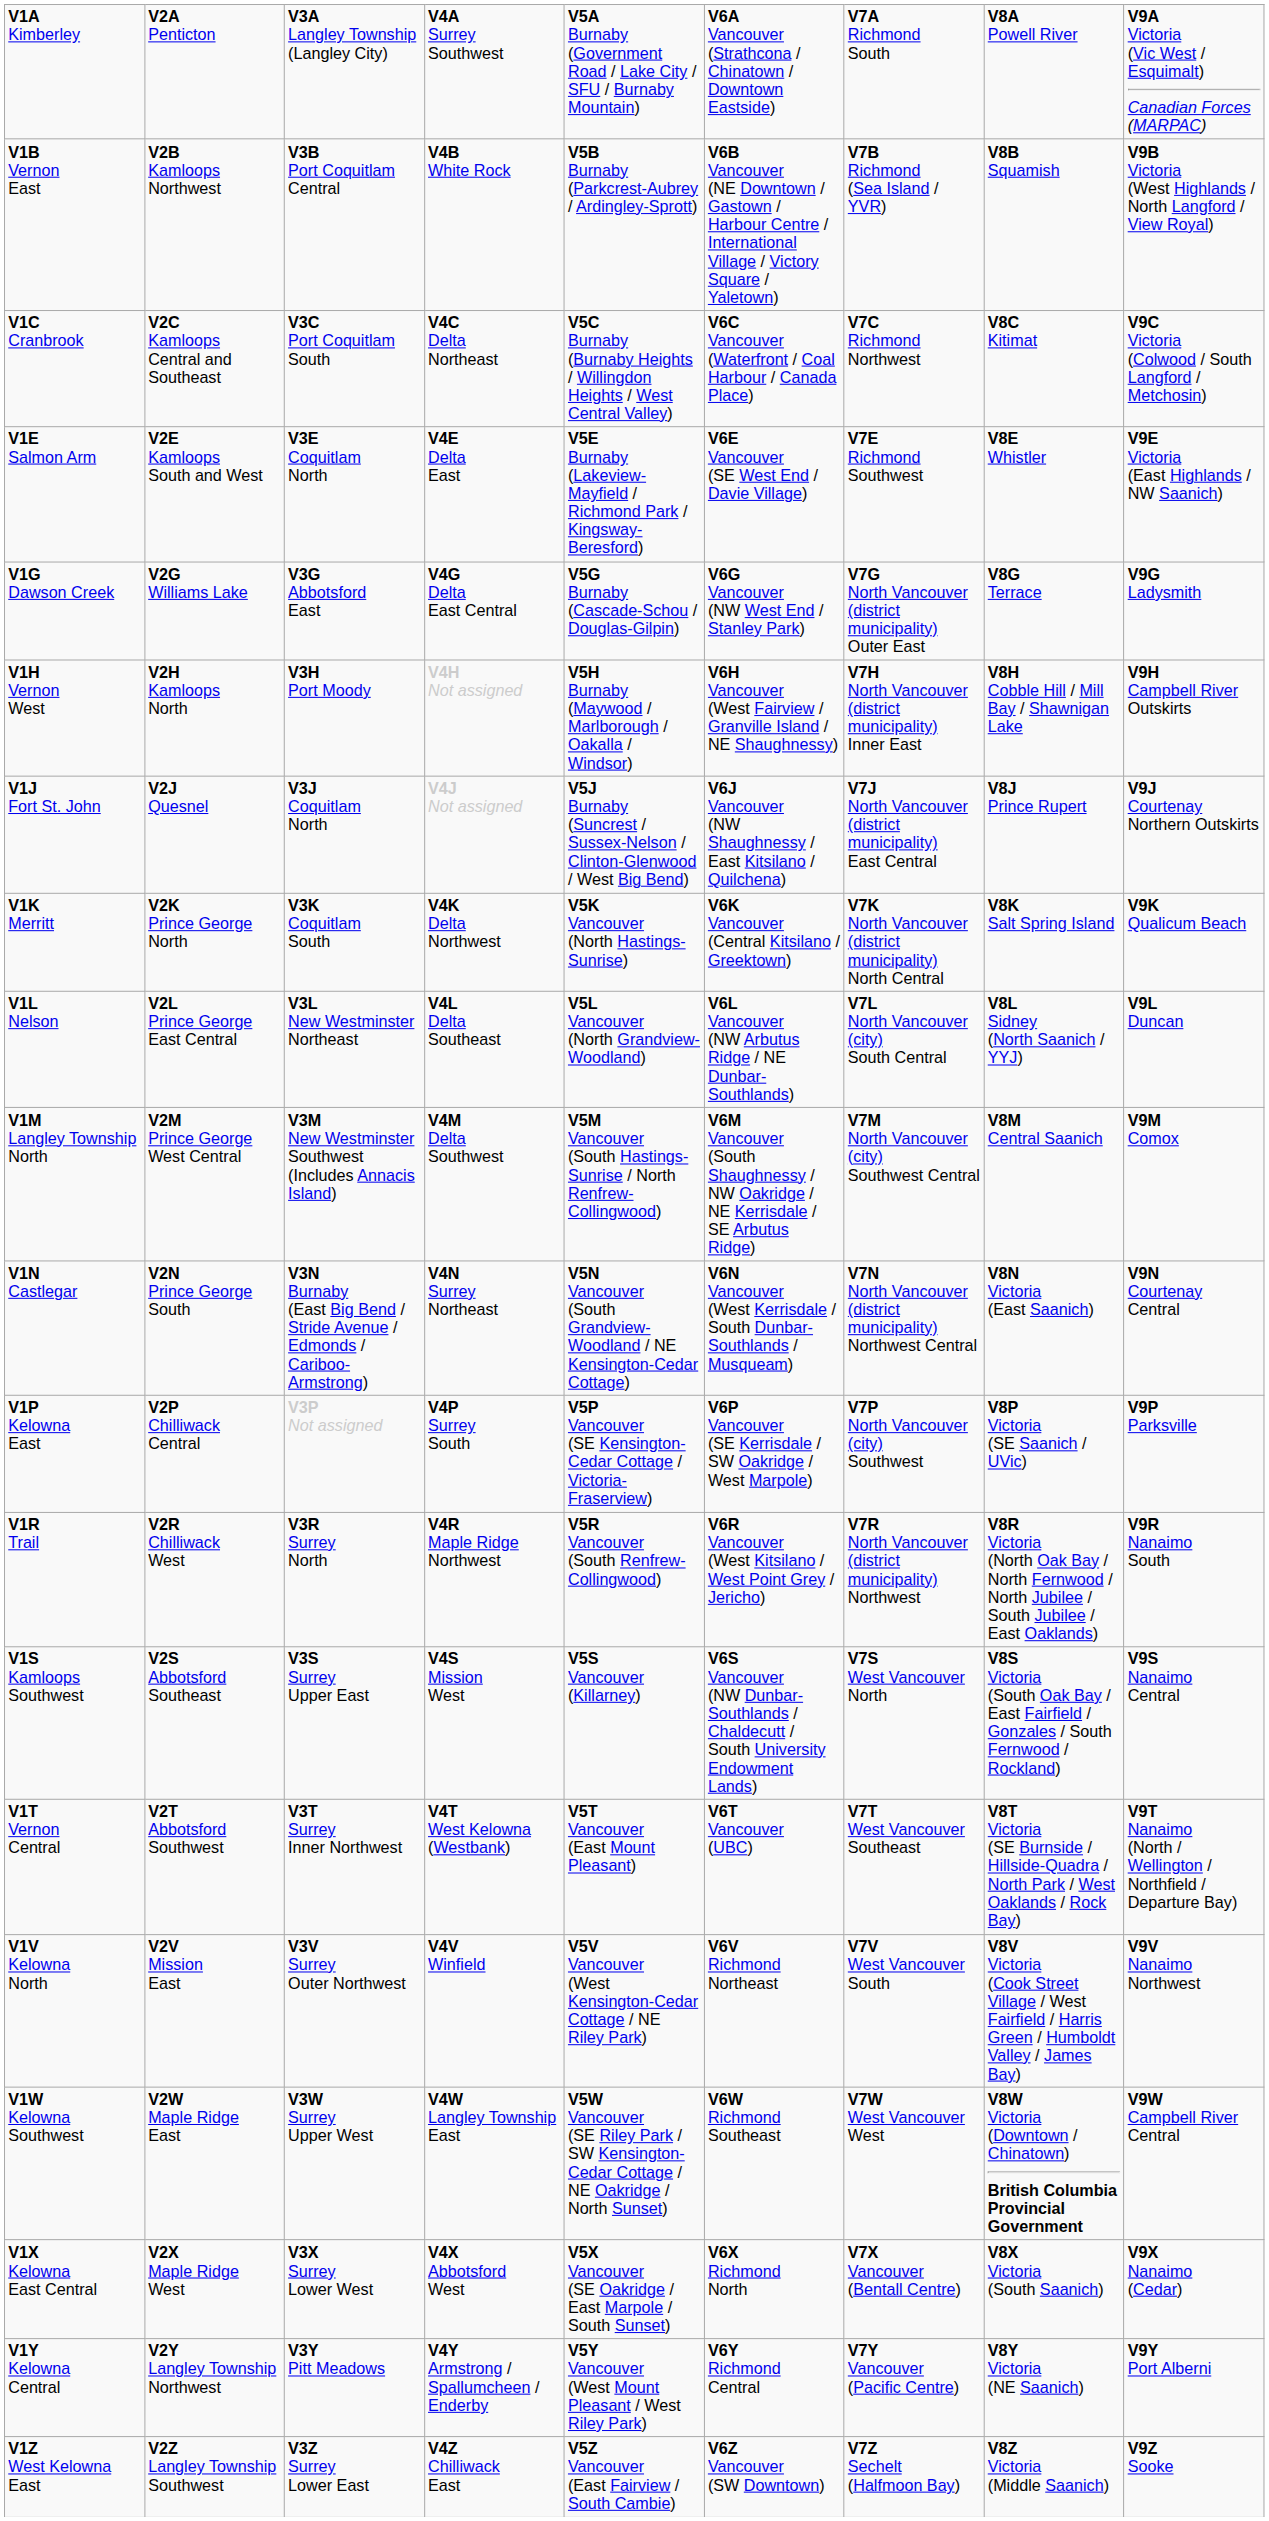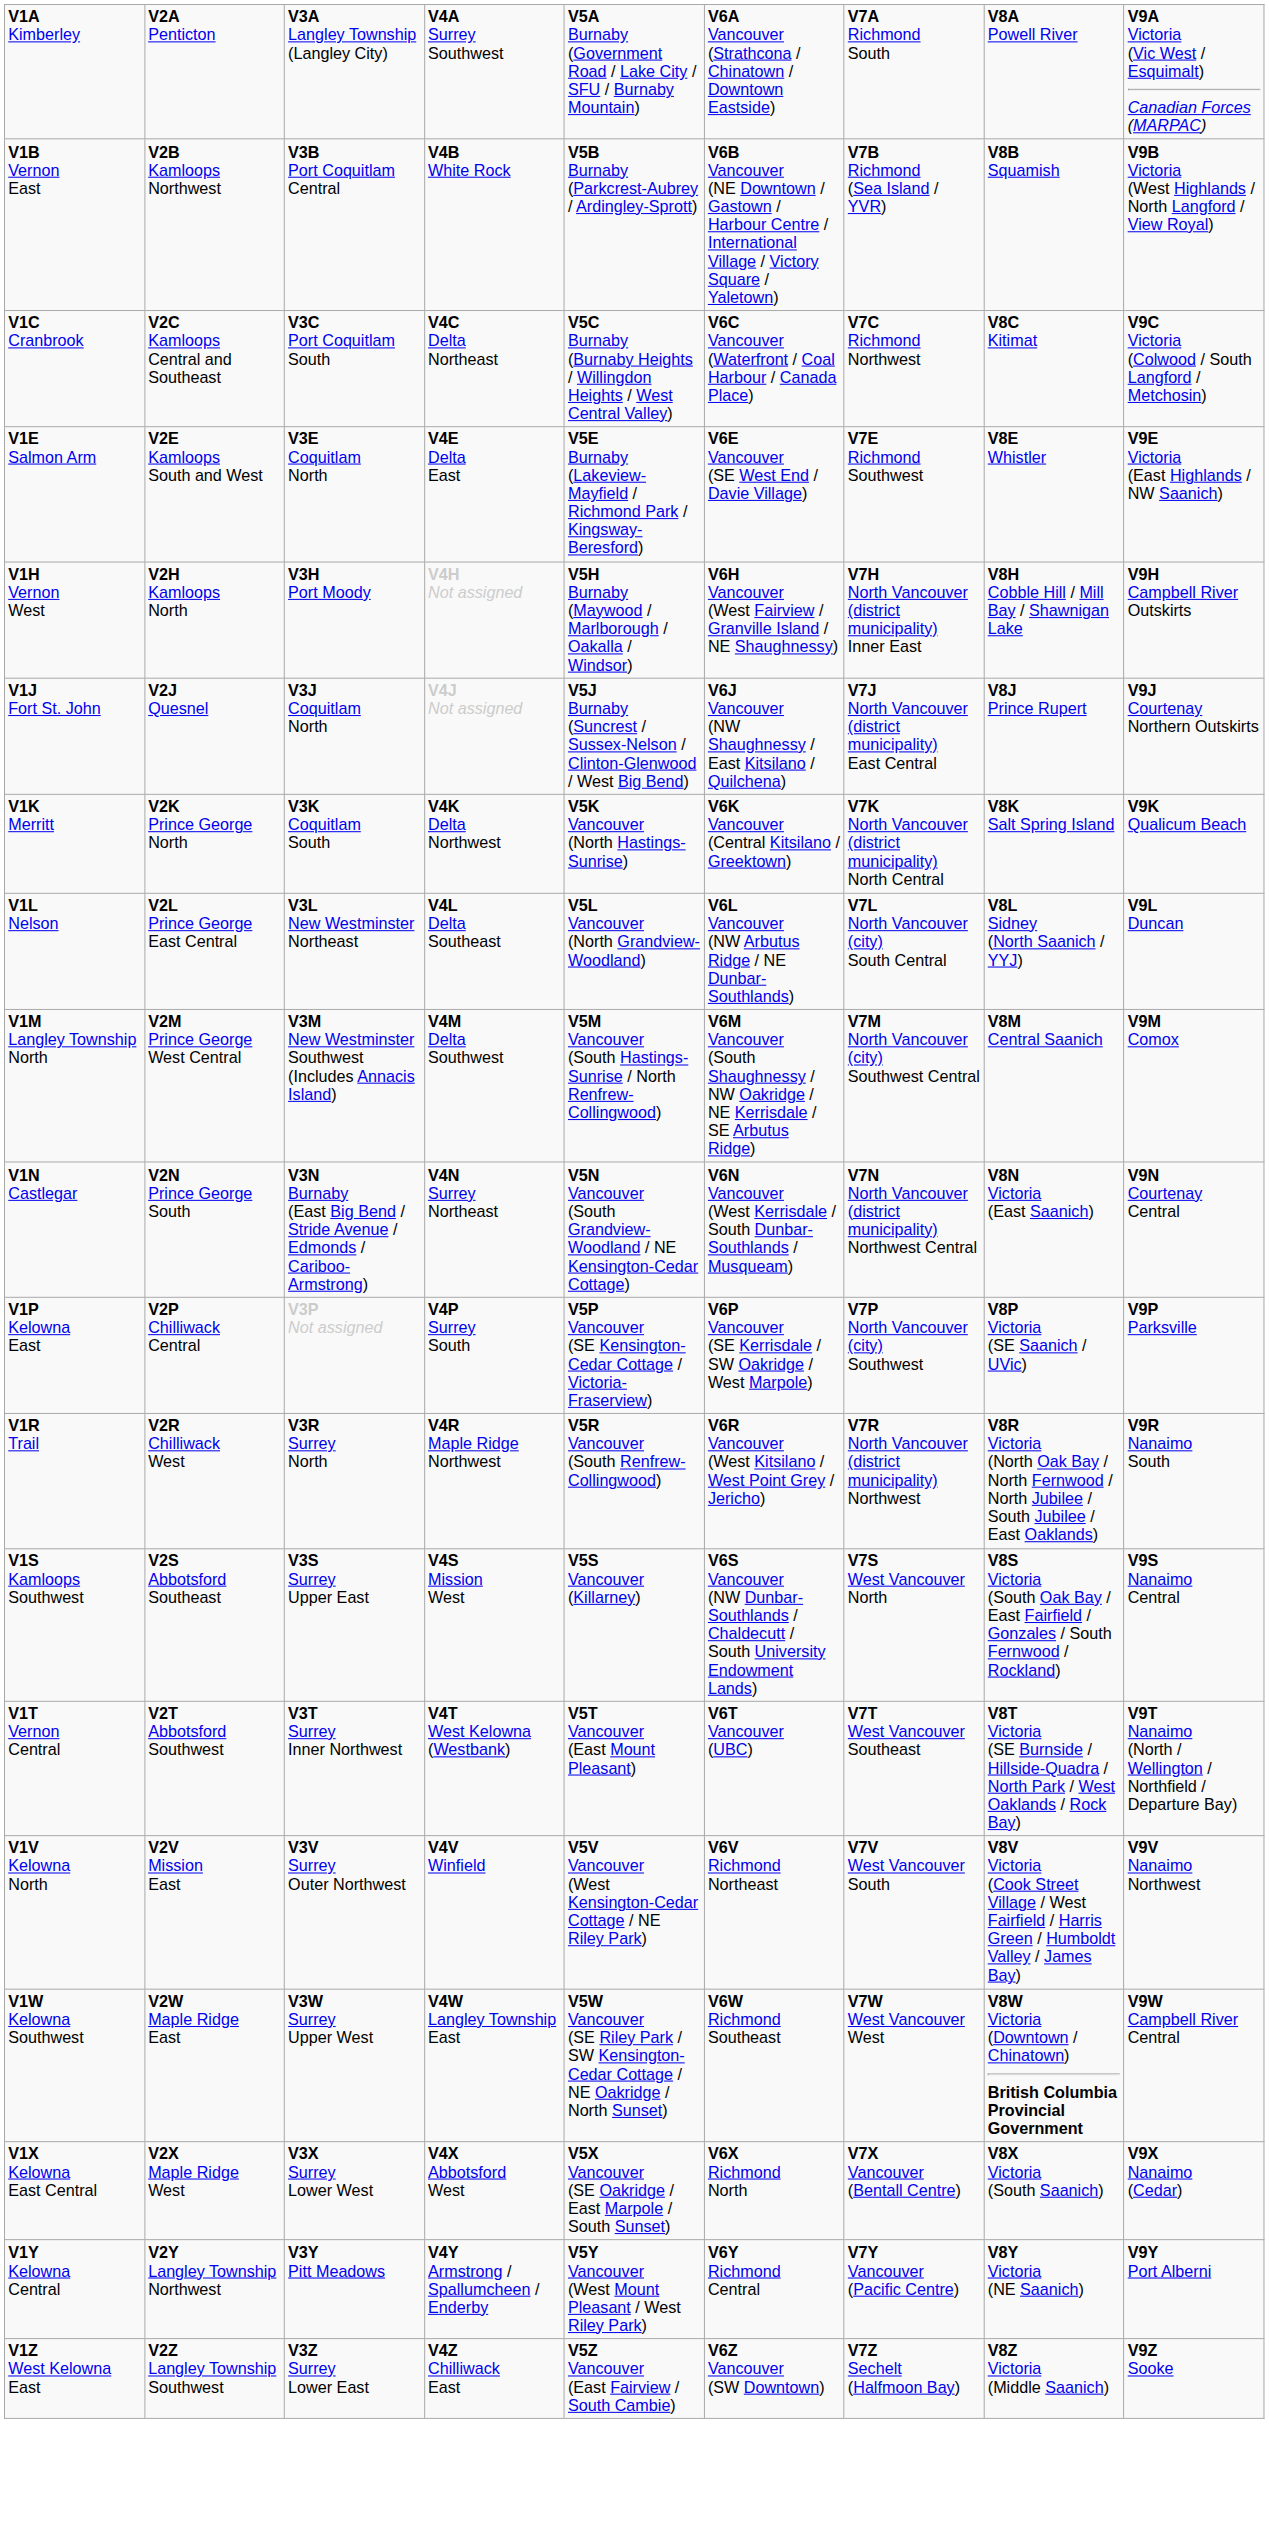- row: (61, 583)
